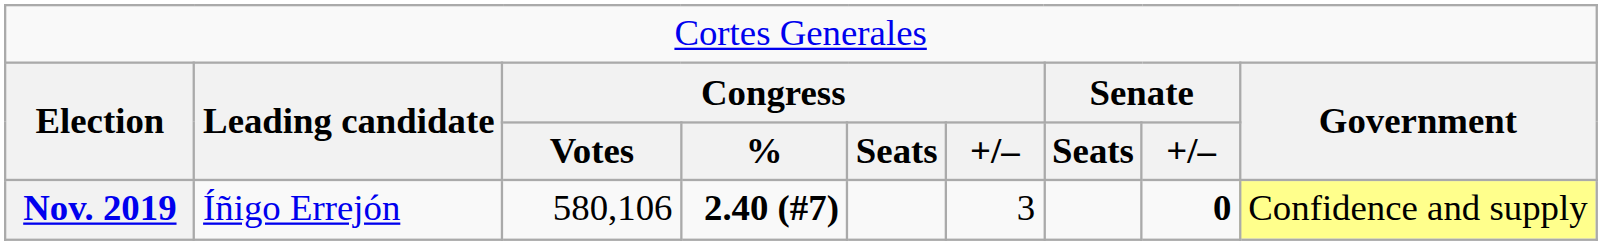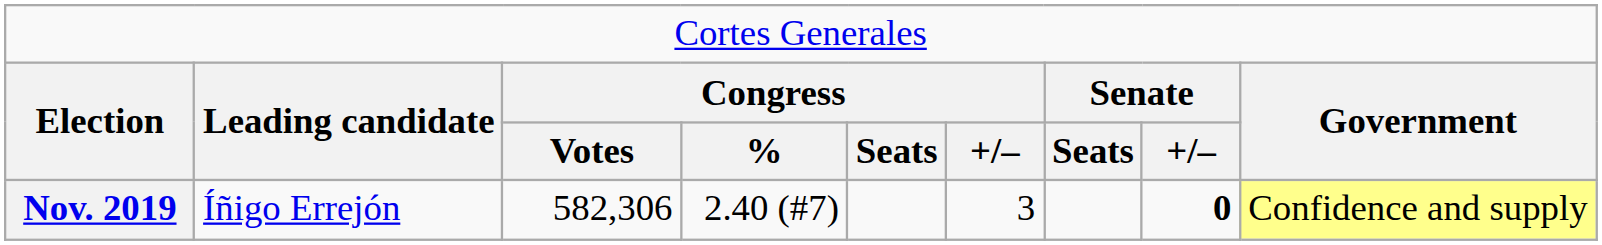(613, 208) 580,106 -> (613, 208) 582,306
(771, 208) bold -> (771, 208) normal
